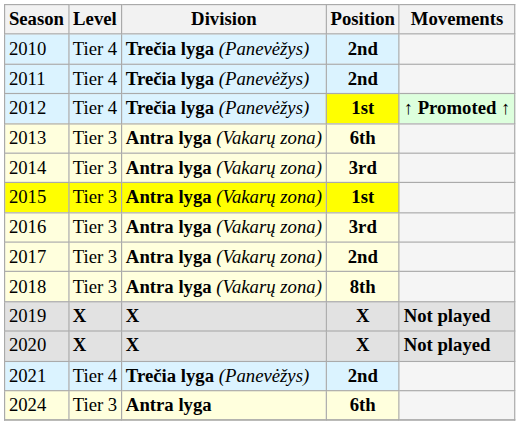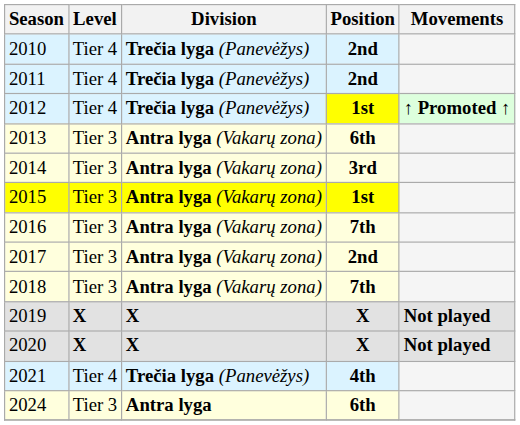(363, 227) 3rd -> (363, 227) 7th
(363, 286) 8th -> (363, 286) 7th
(363, 375) 2nd -> (363, 375) 4th
